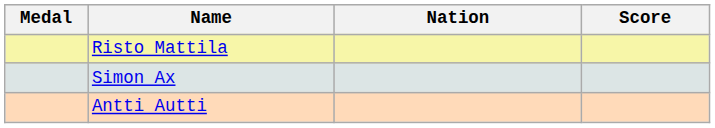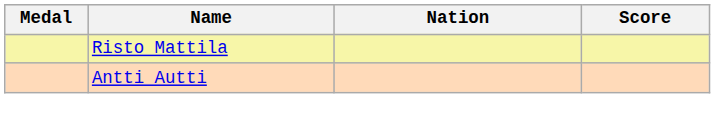- row: (134, 78)
